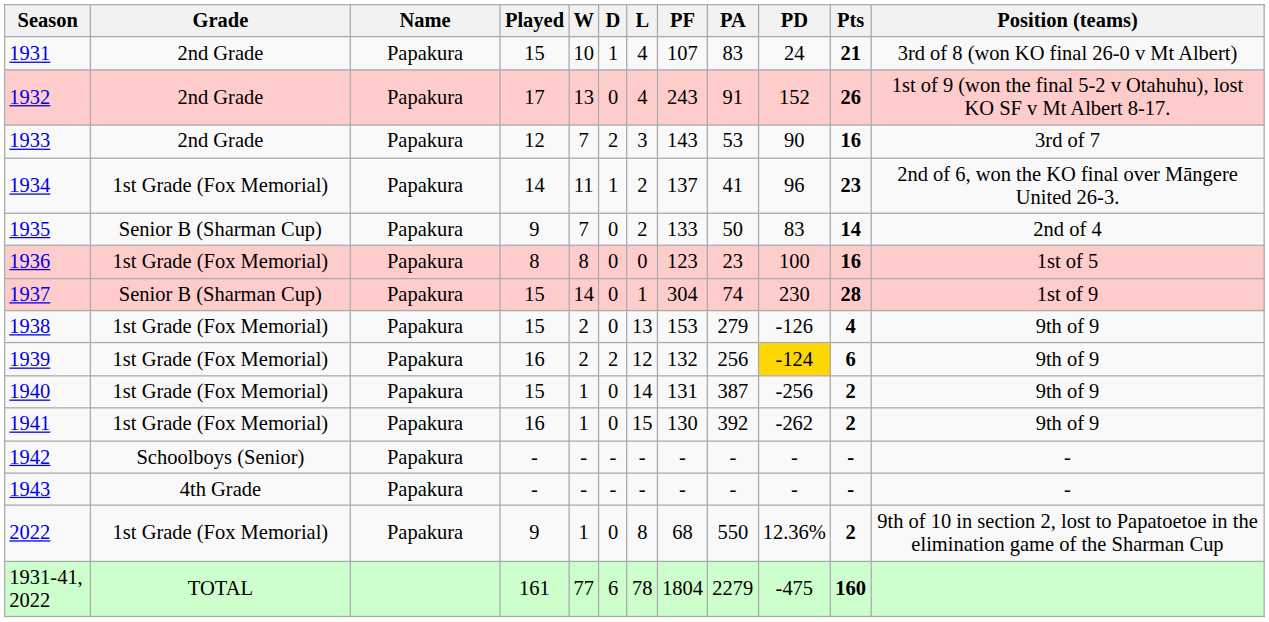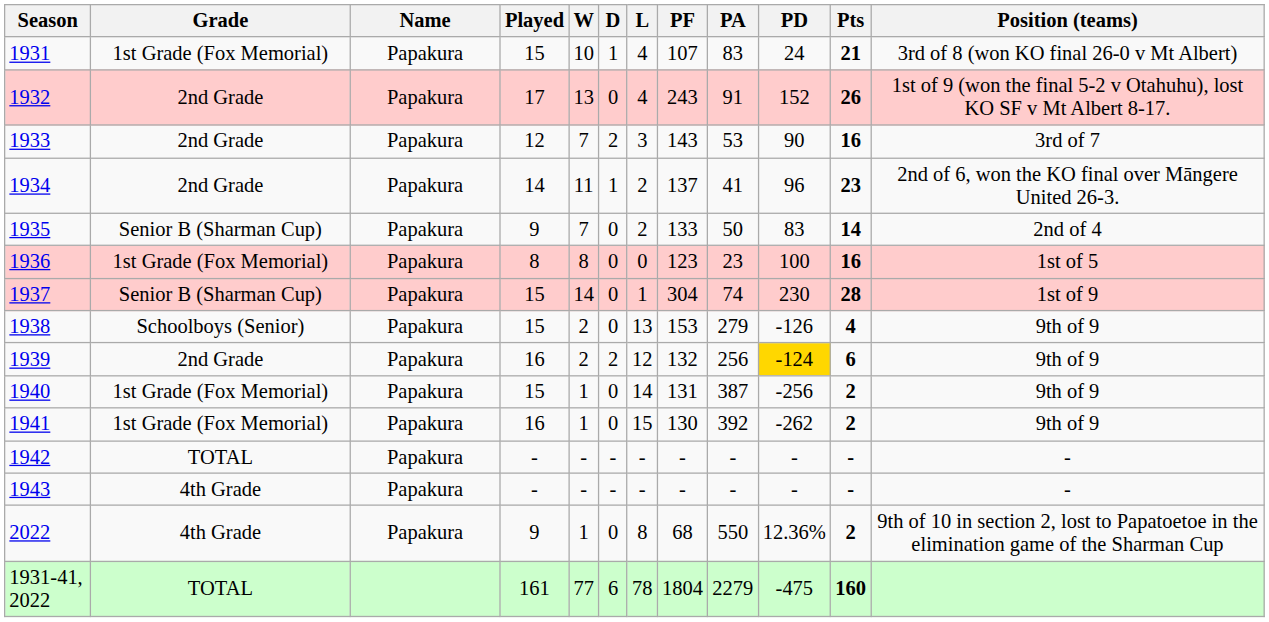(220, 53) 2nd Grade -> (220, 53) 1st Grade (Fox Memorial)
(220, 185) 1st Grade (Fox Memorial) -> (220, 185) 2nd Grade
(220, 326) 1st Grade (Fox Memorial) -> (220, 326) Schoolboys (Senior)
(220, 359) 1st Grade (Fox Memorial) -> (220, 359) 2nd Grade
(220, 456) Schoolboys (Senior) -> (220, 456) TOTAL
(220, 533) 1st Grade (Fox Memorial) -> (220, 533) 4th Grade
